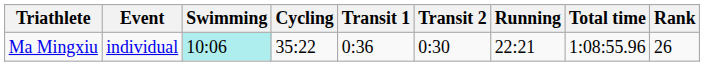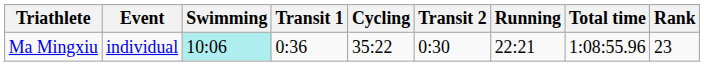columns swapped: (376, 18) <-> (305, 18)
(663, 46) 26 -> (663, 46) 23
